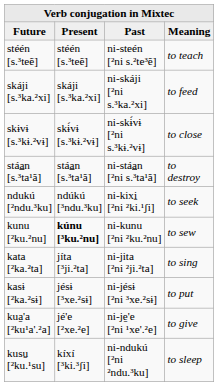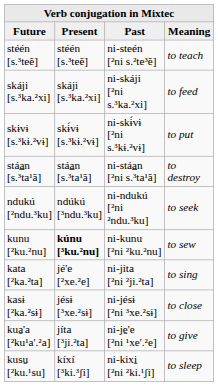(185, 134) to close -> (180, 134) to put
(131, 201) ni-kixi̱ [²ni ²ki.¹ʃi] -> (128, 208) ni-ndukú [²ni ²ndu.³ku]
(73, 262) jíta [³ji.²ta] -> (73, 275) jé'e [²xe.²e]
(180, 292) to put -> (185, 305) to close
(73, 323) jé'e [²xe.²e] -> (73, 335) jíta [³ji.²ta]
(128, 359) ni-ndukú [²ni ²ndu.³ku] -> (131, 366) ni-kixi̱ [²ni ²ki.¹ʃi]
